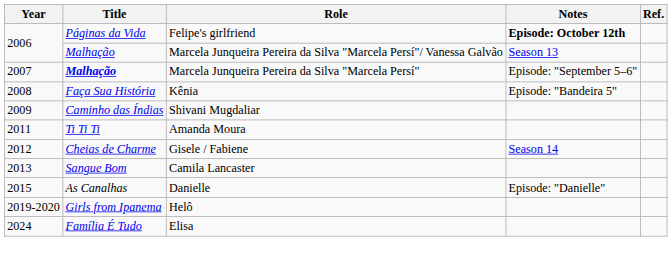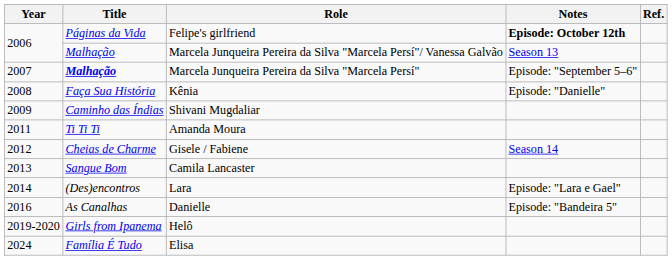(563, 91) Episode: "Bandeira 5" -> (557, 91) Episode: "Danielle"
+ row: (180, 187)
(19, 187) 2015 -> (19, 206) 2016
(557, 187) Episode: "Danielle" -> (563, 206) Episode: "Bandeira 5"
